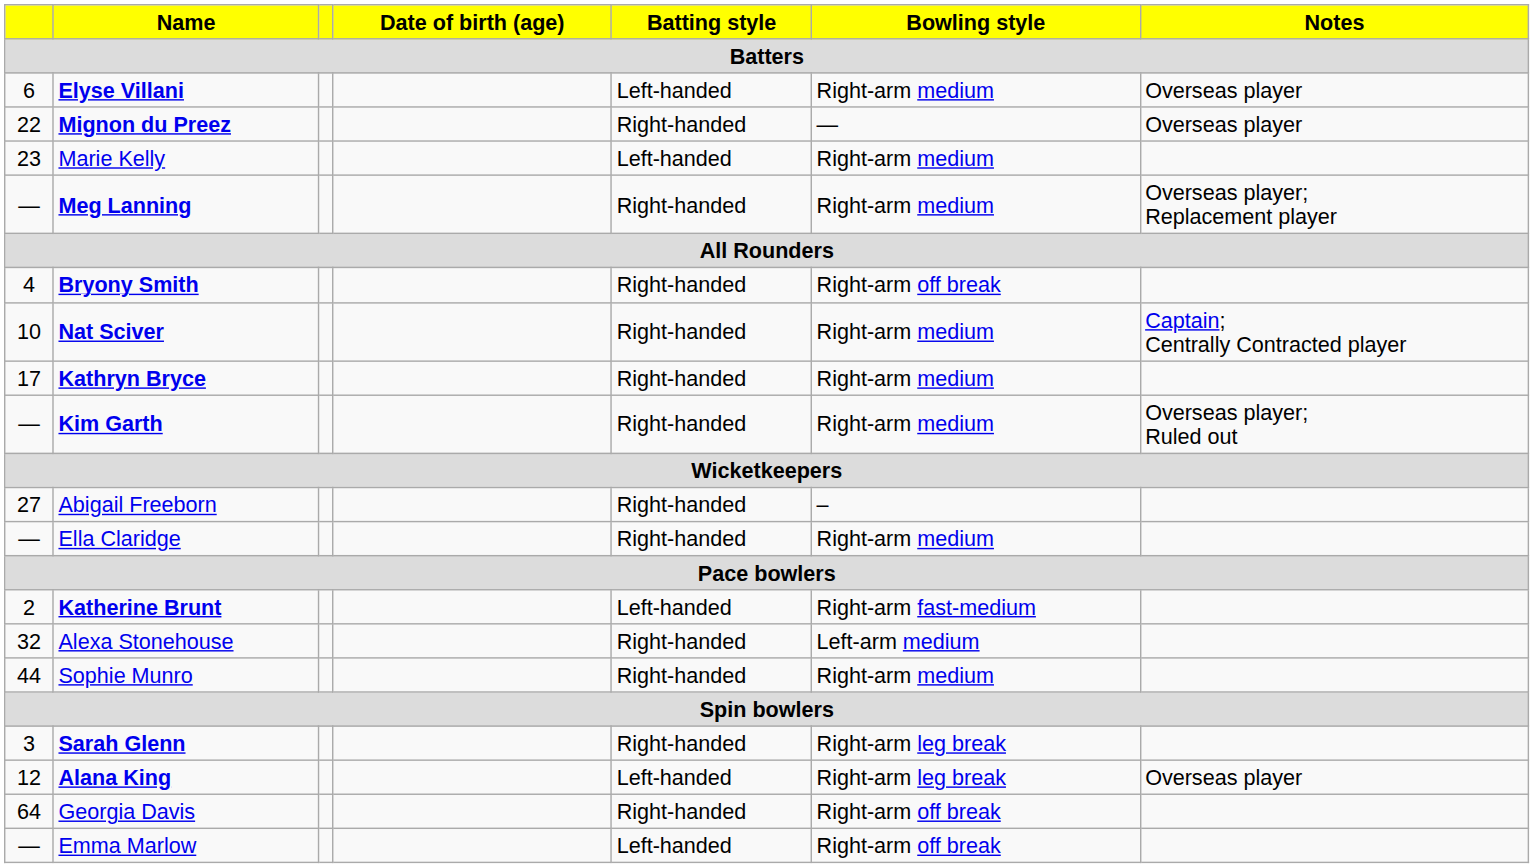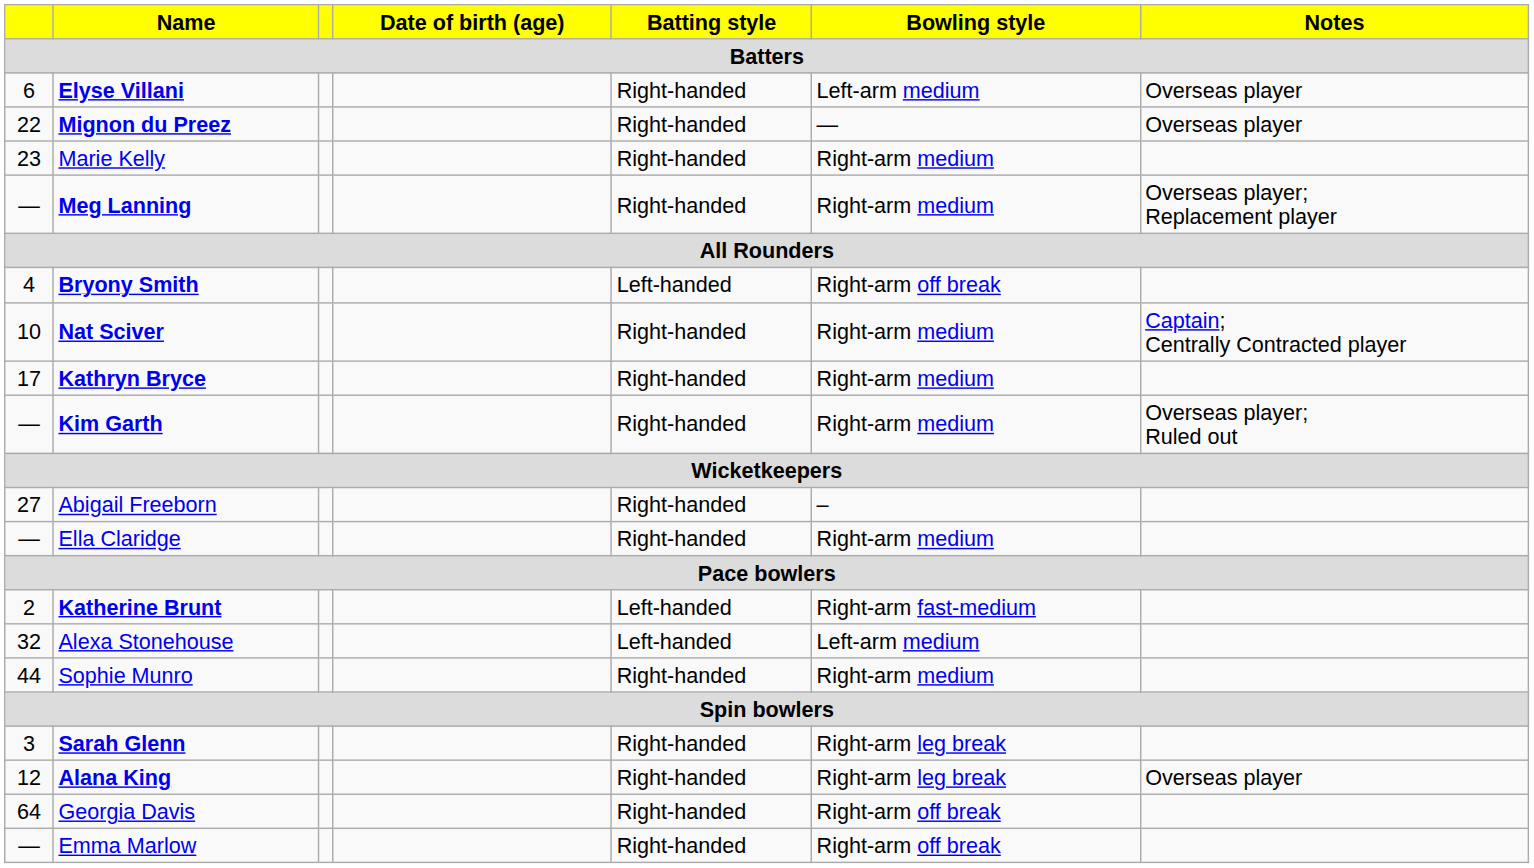(674, 90) Left-handed -> (681, 90) Right-handed
(905, 90) Right-arm medium -> (898, 90) Left-arm medium
(674, 159) Left-handed -> (681, 159) Right-handed
(681, 285) Right-handed -> (674, 285) Left-handed
(681, 641) Right-handed -> (674, 641) Left-handed
(674, 778) Left-handed -> (681, 778) Right-handed
(674, 846) Left-handed -> (681, 846) Right-handed
